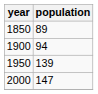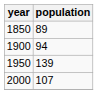(45, 81) 147 -> (45, 81) 107
